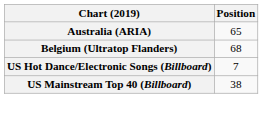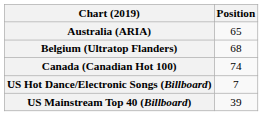+ row: (109, 66)
(236, 84) 38 -> (236, 102) 39
